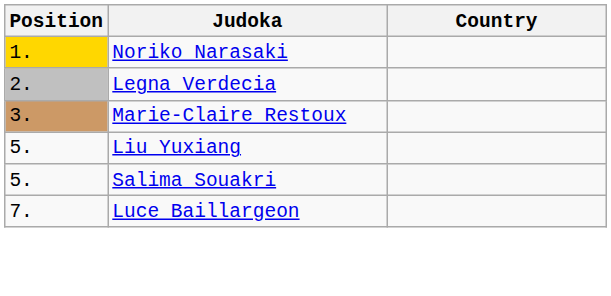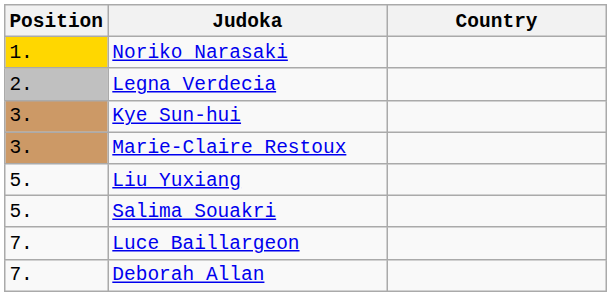+ row: (177, 116)
+ row: (188, 275)
